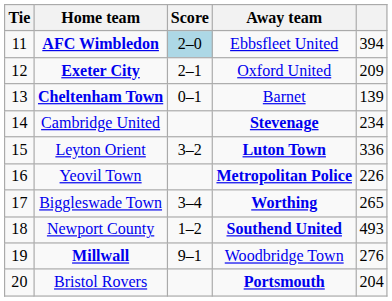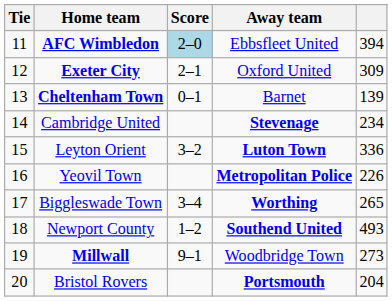(372, 70) 209 -> (372, 70) 309
(372, 255) 276 -> (372, 255) 273
